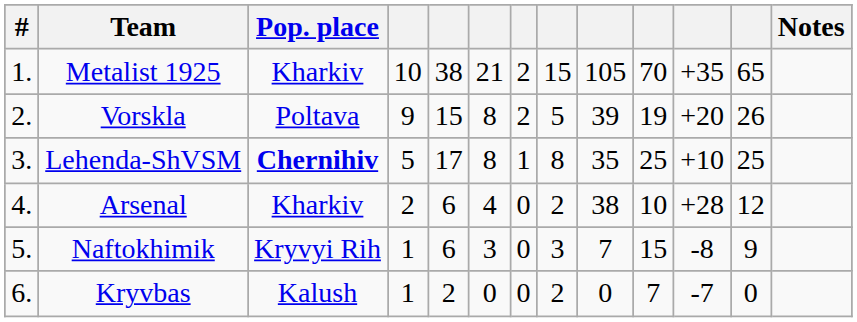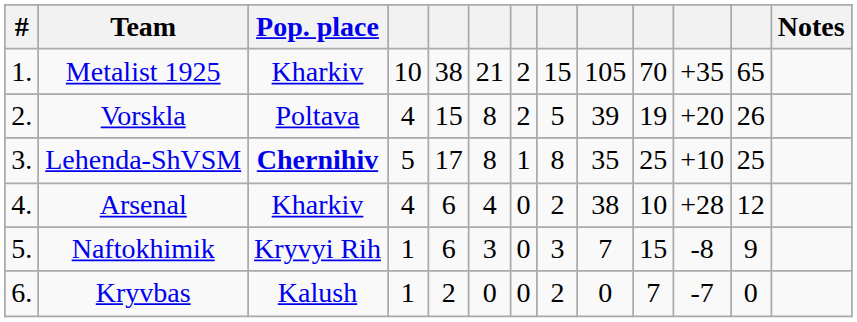(408, 115) 9 -> (408, 115) 4
(408, 204) 2 -> (408, 204) 4
